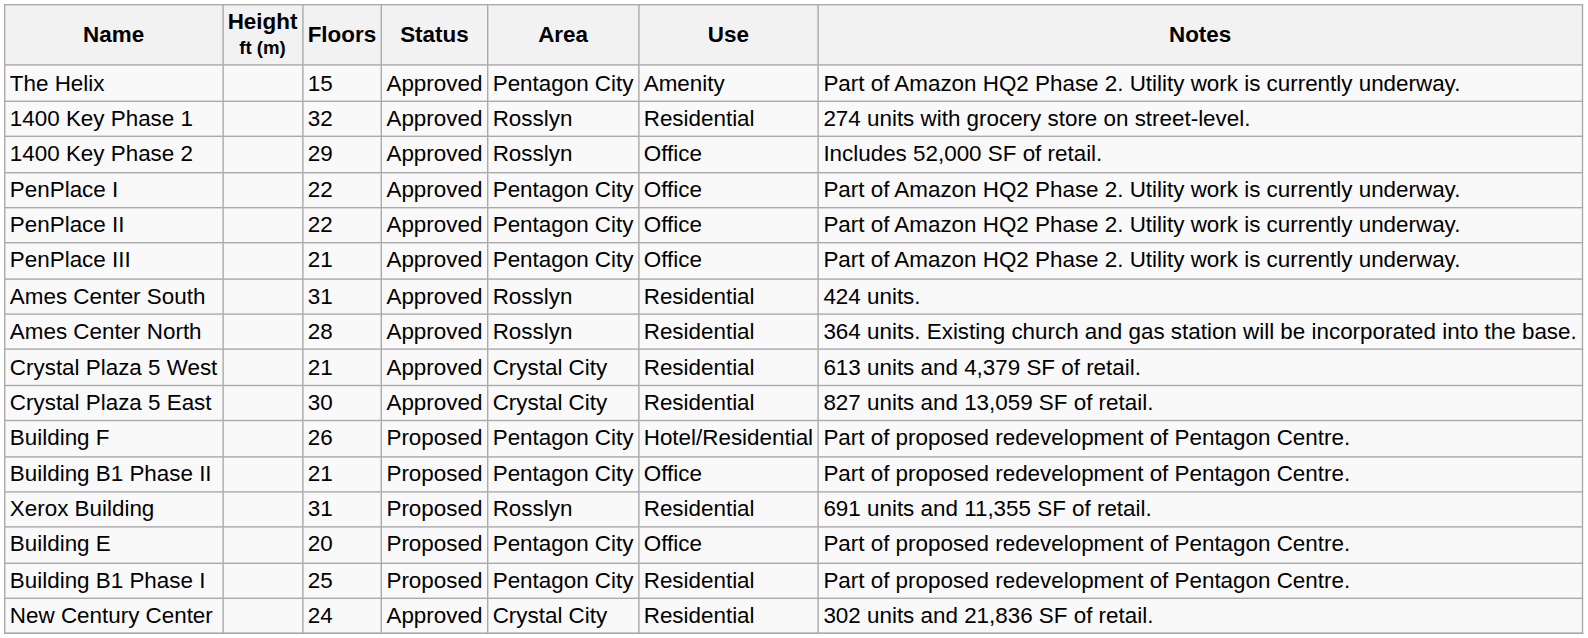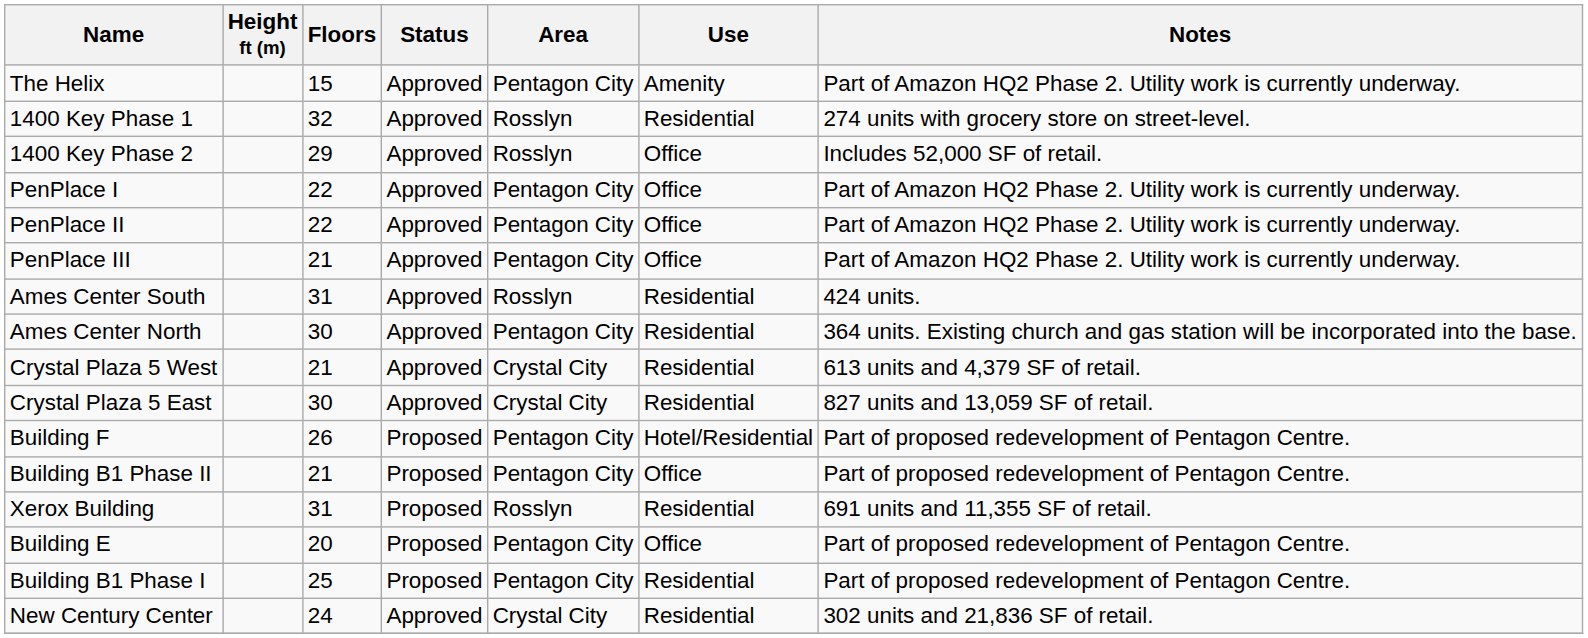(320, 331) 28 -> (320, 331) 30
(533, 331) Rosslyn -> (563, 331) Pentagon City
